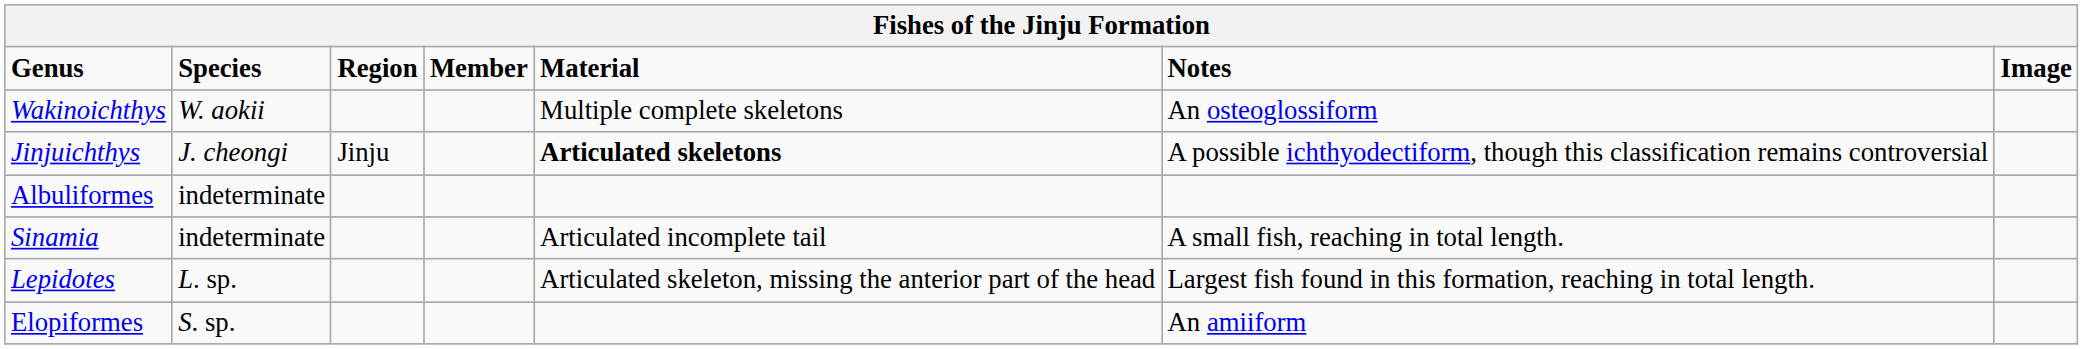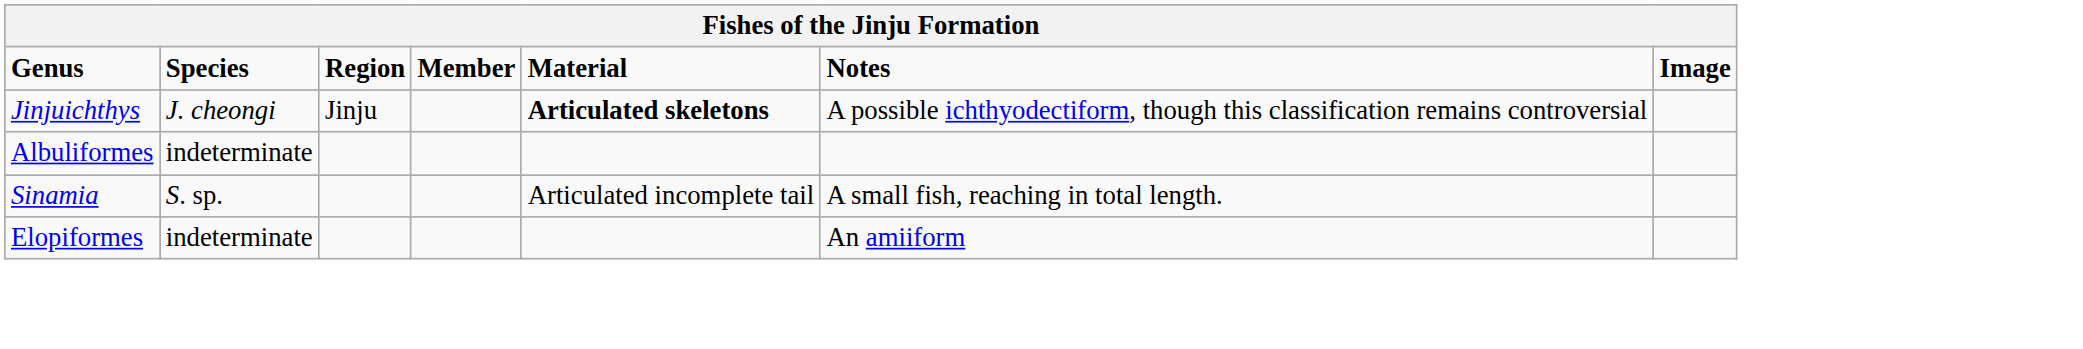- row: (88, 110)
(252, 237) indeterminate -> (194, 195) S. sp.
- row: (63, 279)
(207, 322) S. sp. -> (239, 237) indeterminate
